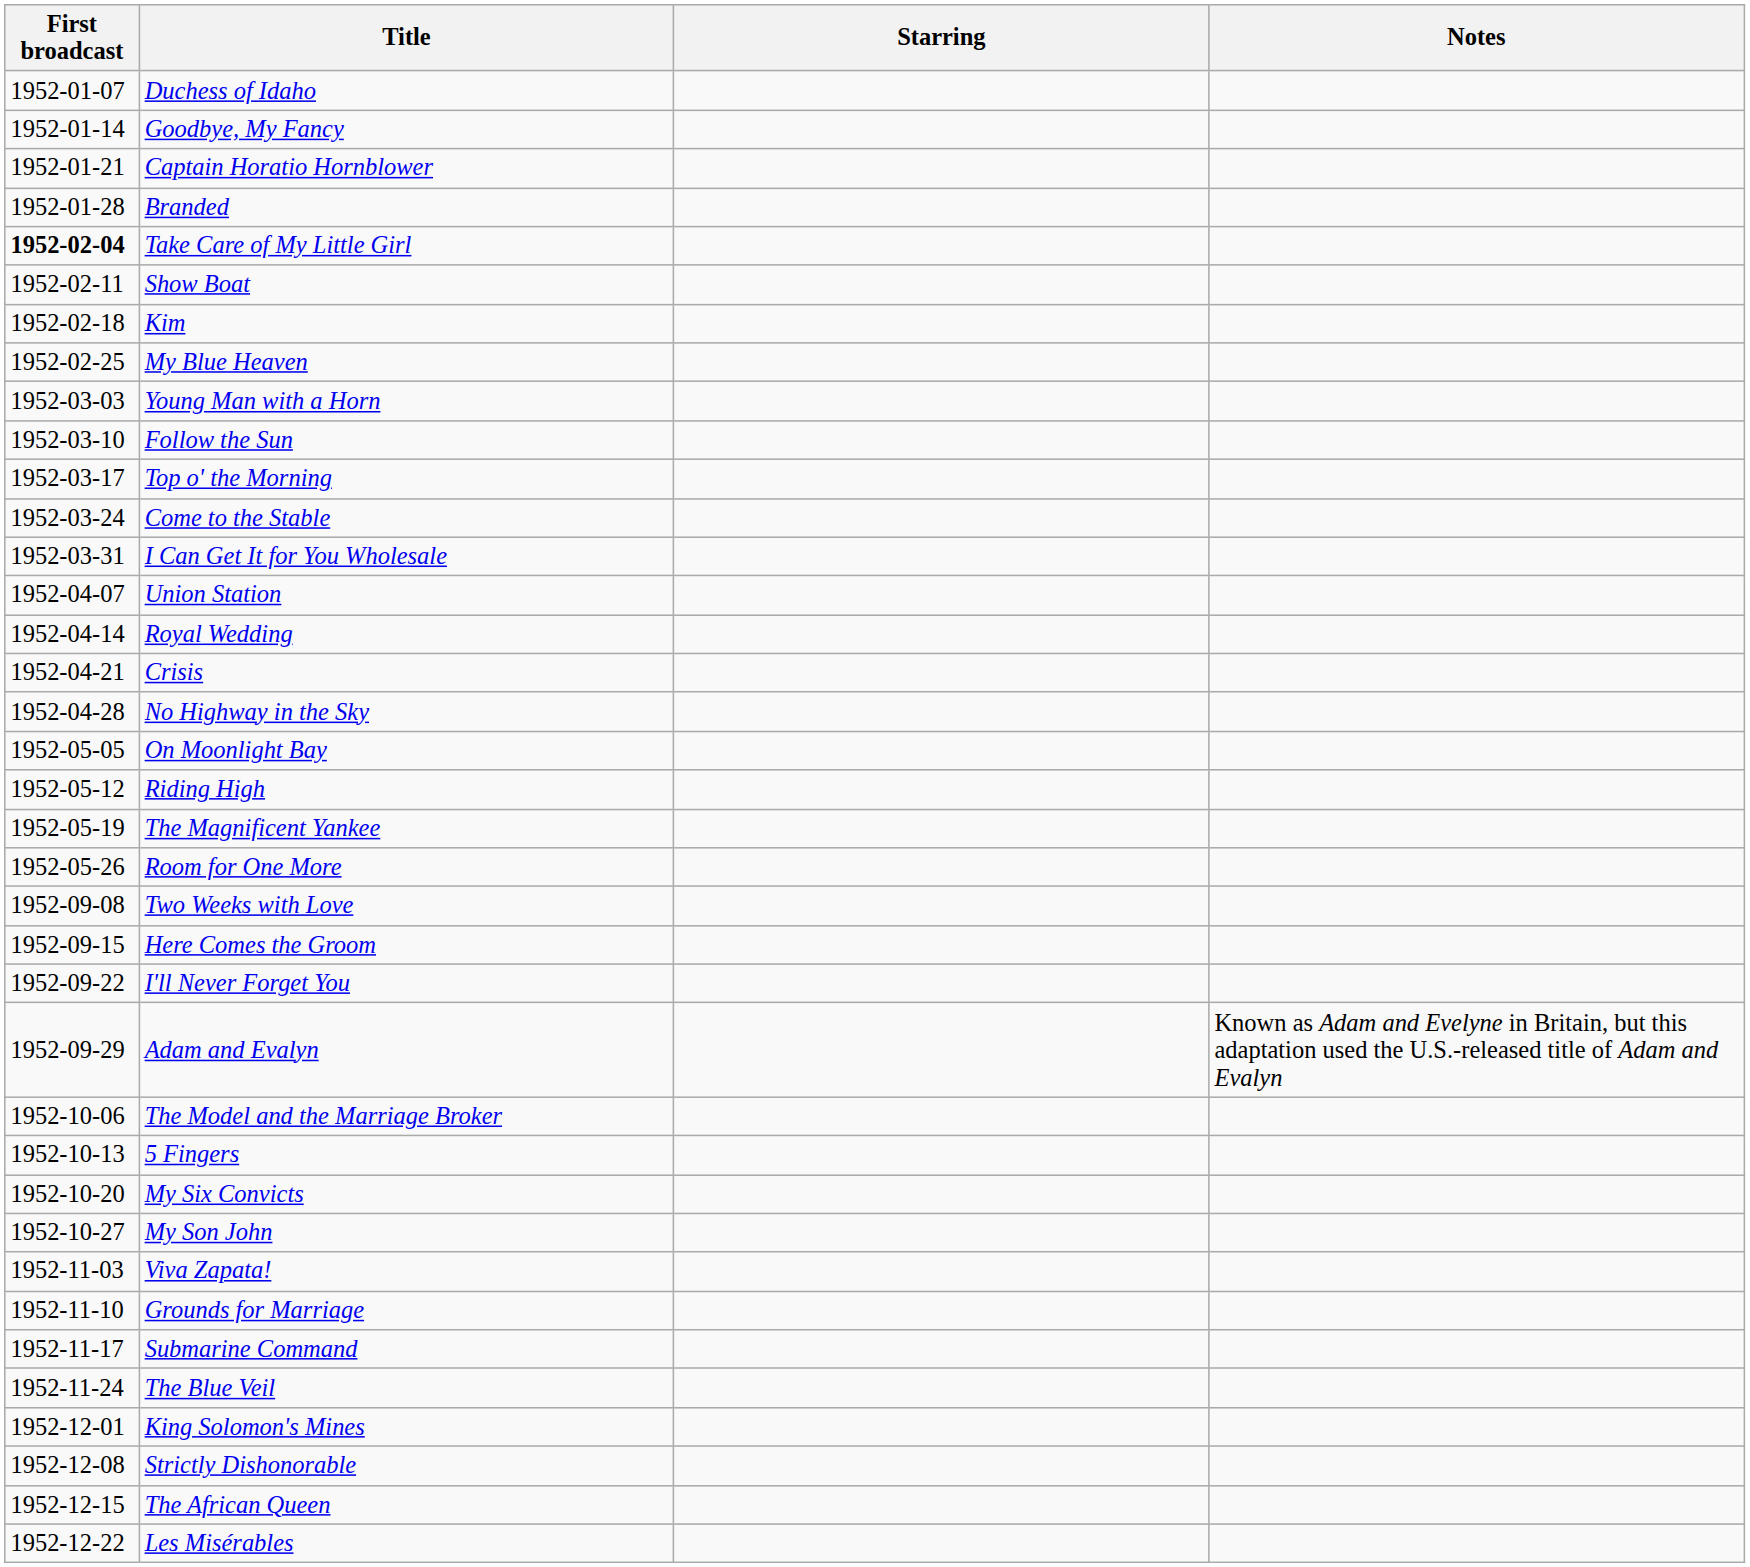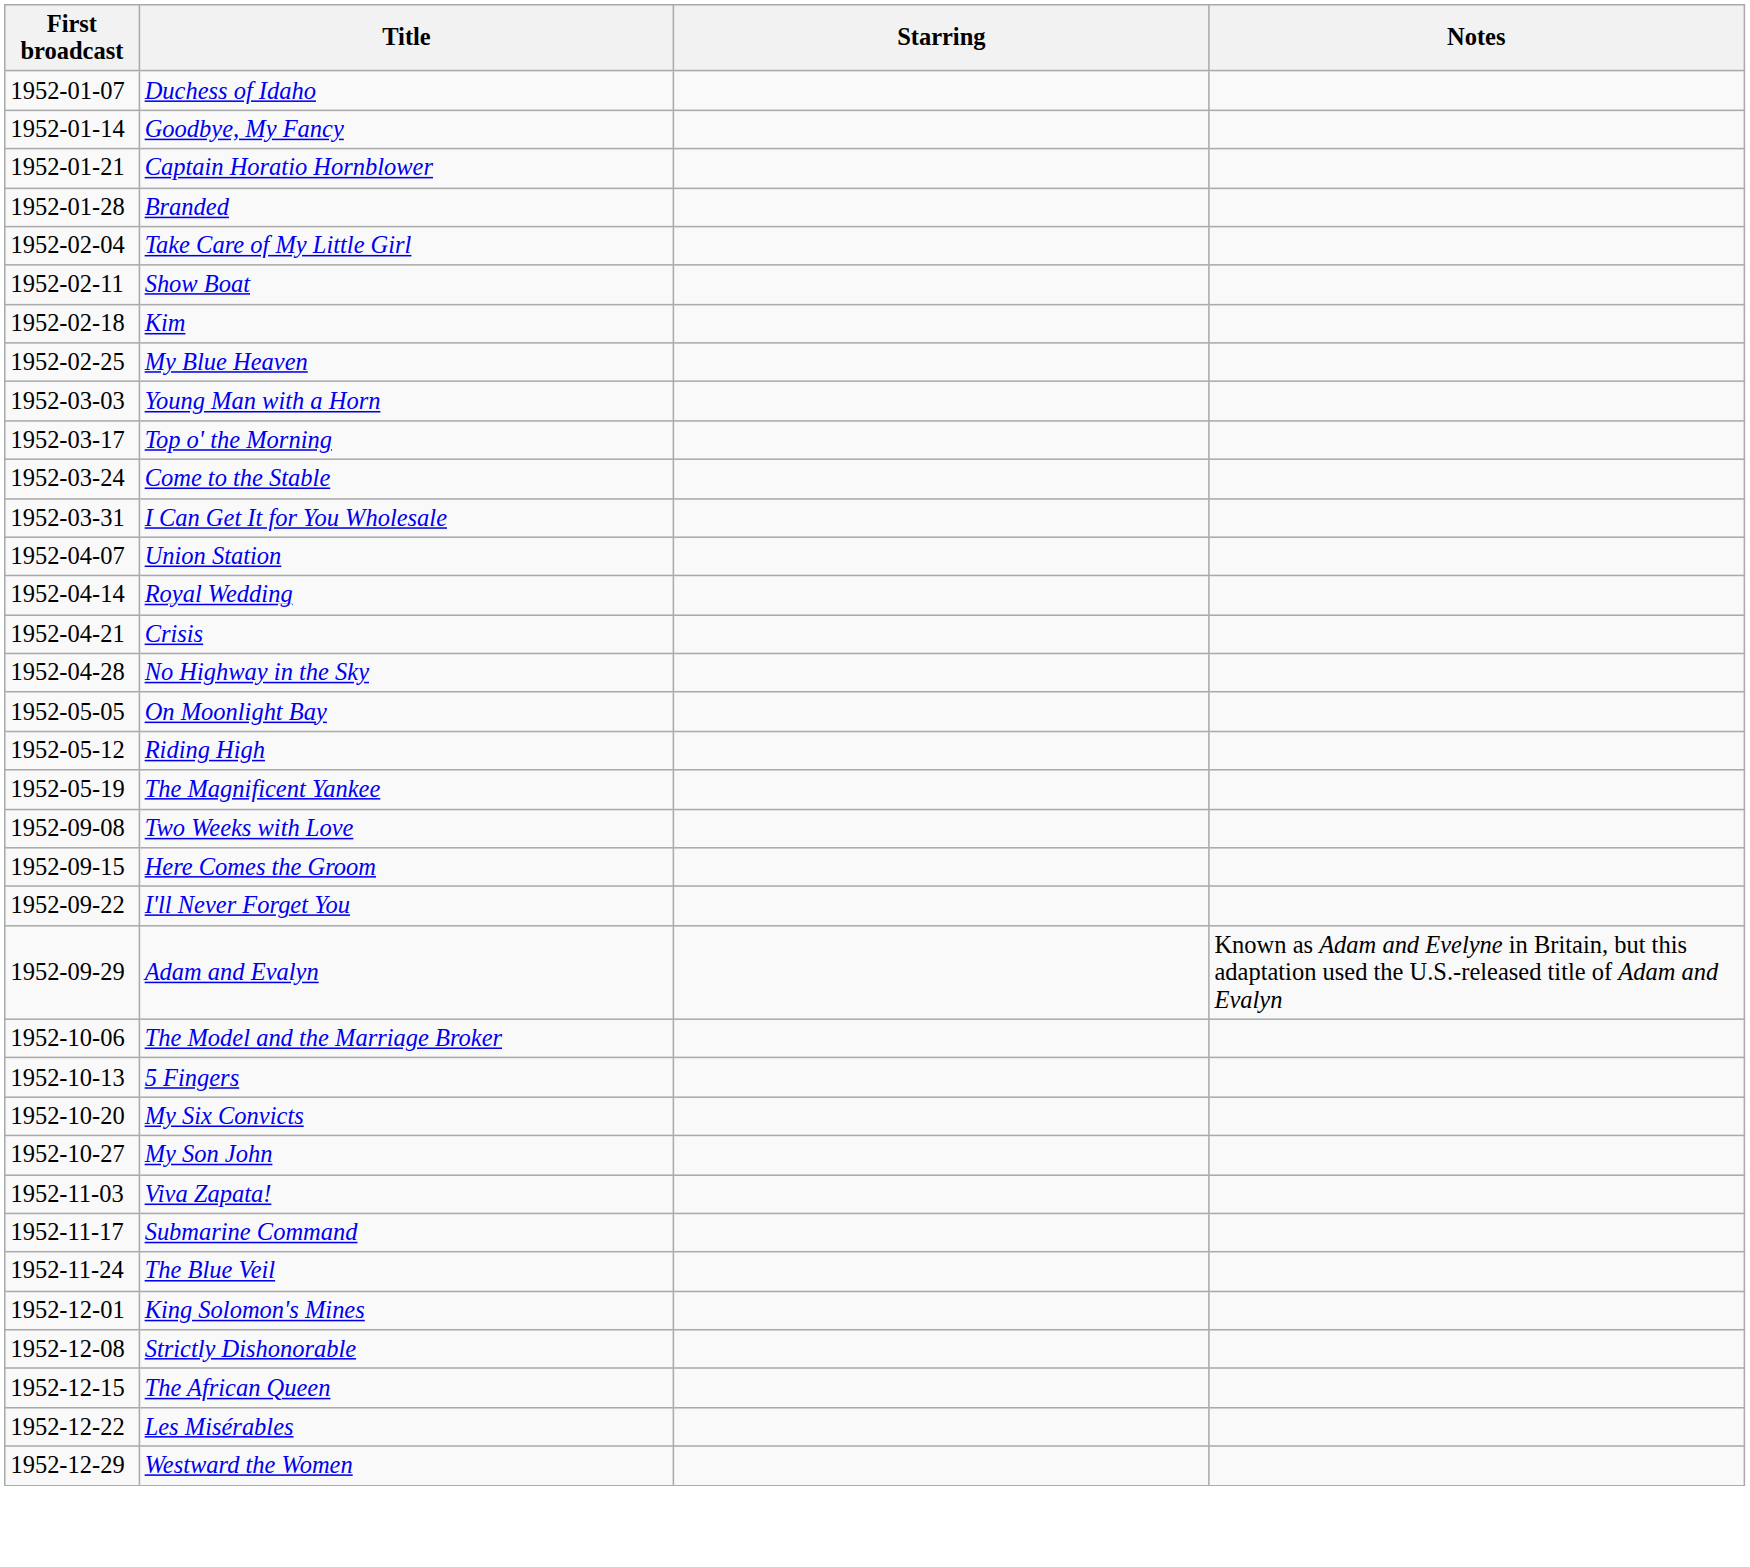(68, 245) bold -> (68, 245) normal
- row: (219, 439)
- row: (243, 866)
- row: (254, 1310)
+ row: (249, 1465)
